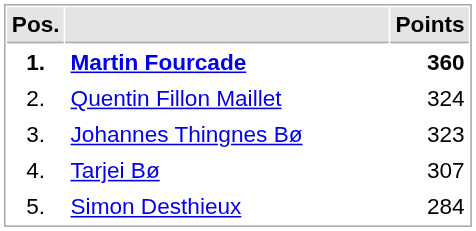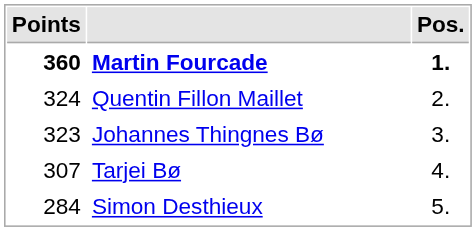columns swapped: (36, 24) <-> (430, 24)
